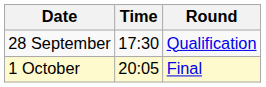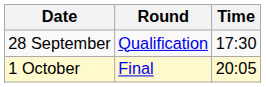columns swapped: (139, 17) <-> (212, 17)
